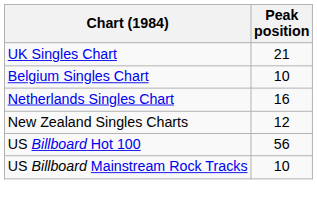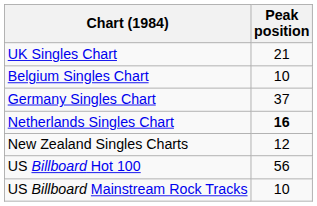+ row: (82, 99)
(282, 99) normal -> (282, 122) bold
